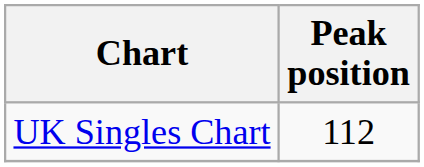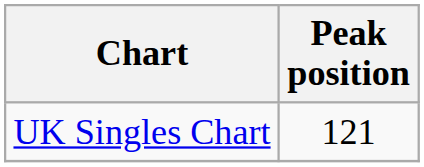(349, 131) 112 -> (349, 131) 121
